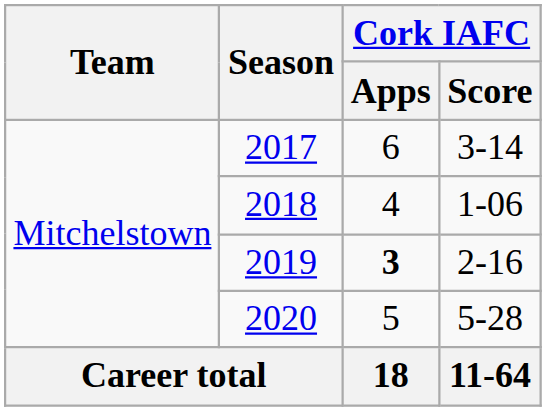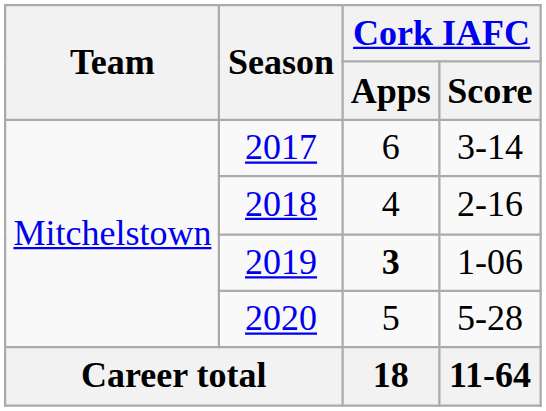(490, 204) 1-06 -> (490, 204) 2-16
(490, 261) 2-16 -> (490, 261) 1-06
